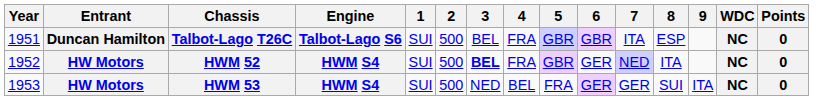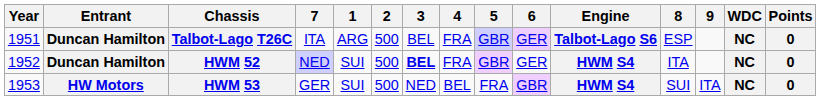columns swapped: (350, 16) <-> (634, 16)
(421, 39) SUI -> (352, 39) ARG
(596, 39) GBR -> (532, 39) GER
(106, 62) HW Motors -> (106, 62) Duncan Hamilton
(596, 85) GER -> (532, 85) GBR
